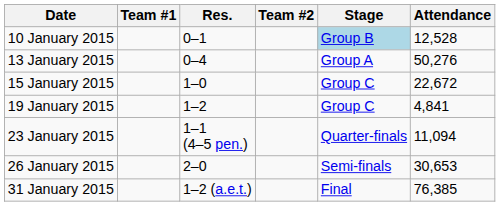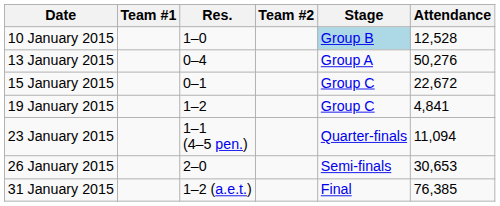(195, 38) 0–1 -> (195, 38) 1–0
(195, 83) 1–0 -> (195, 83) 0–1
